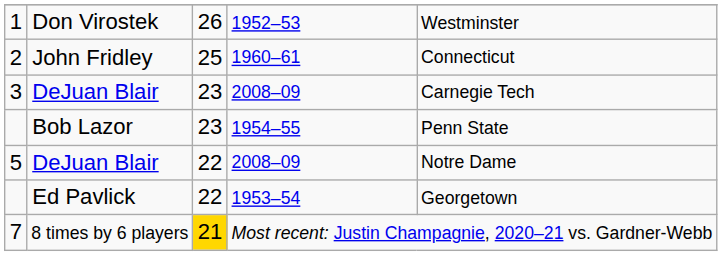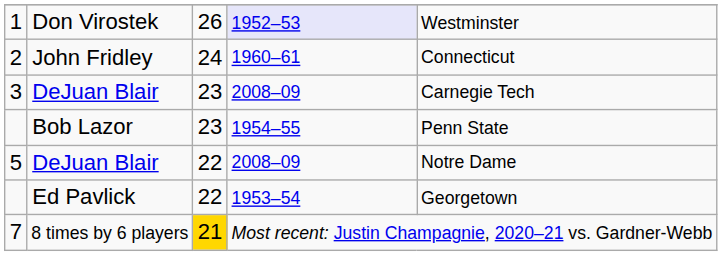(266, 22) no background -> (266, 22) lavender background
(210, 57) 25 -> (210, 57) 24
